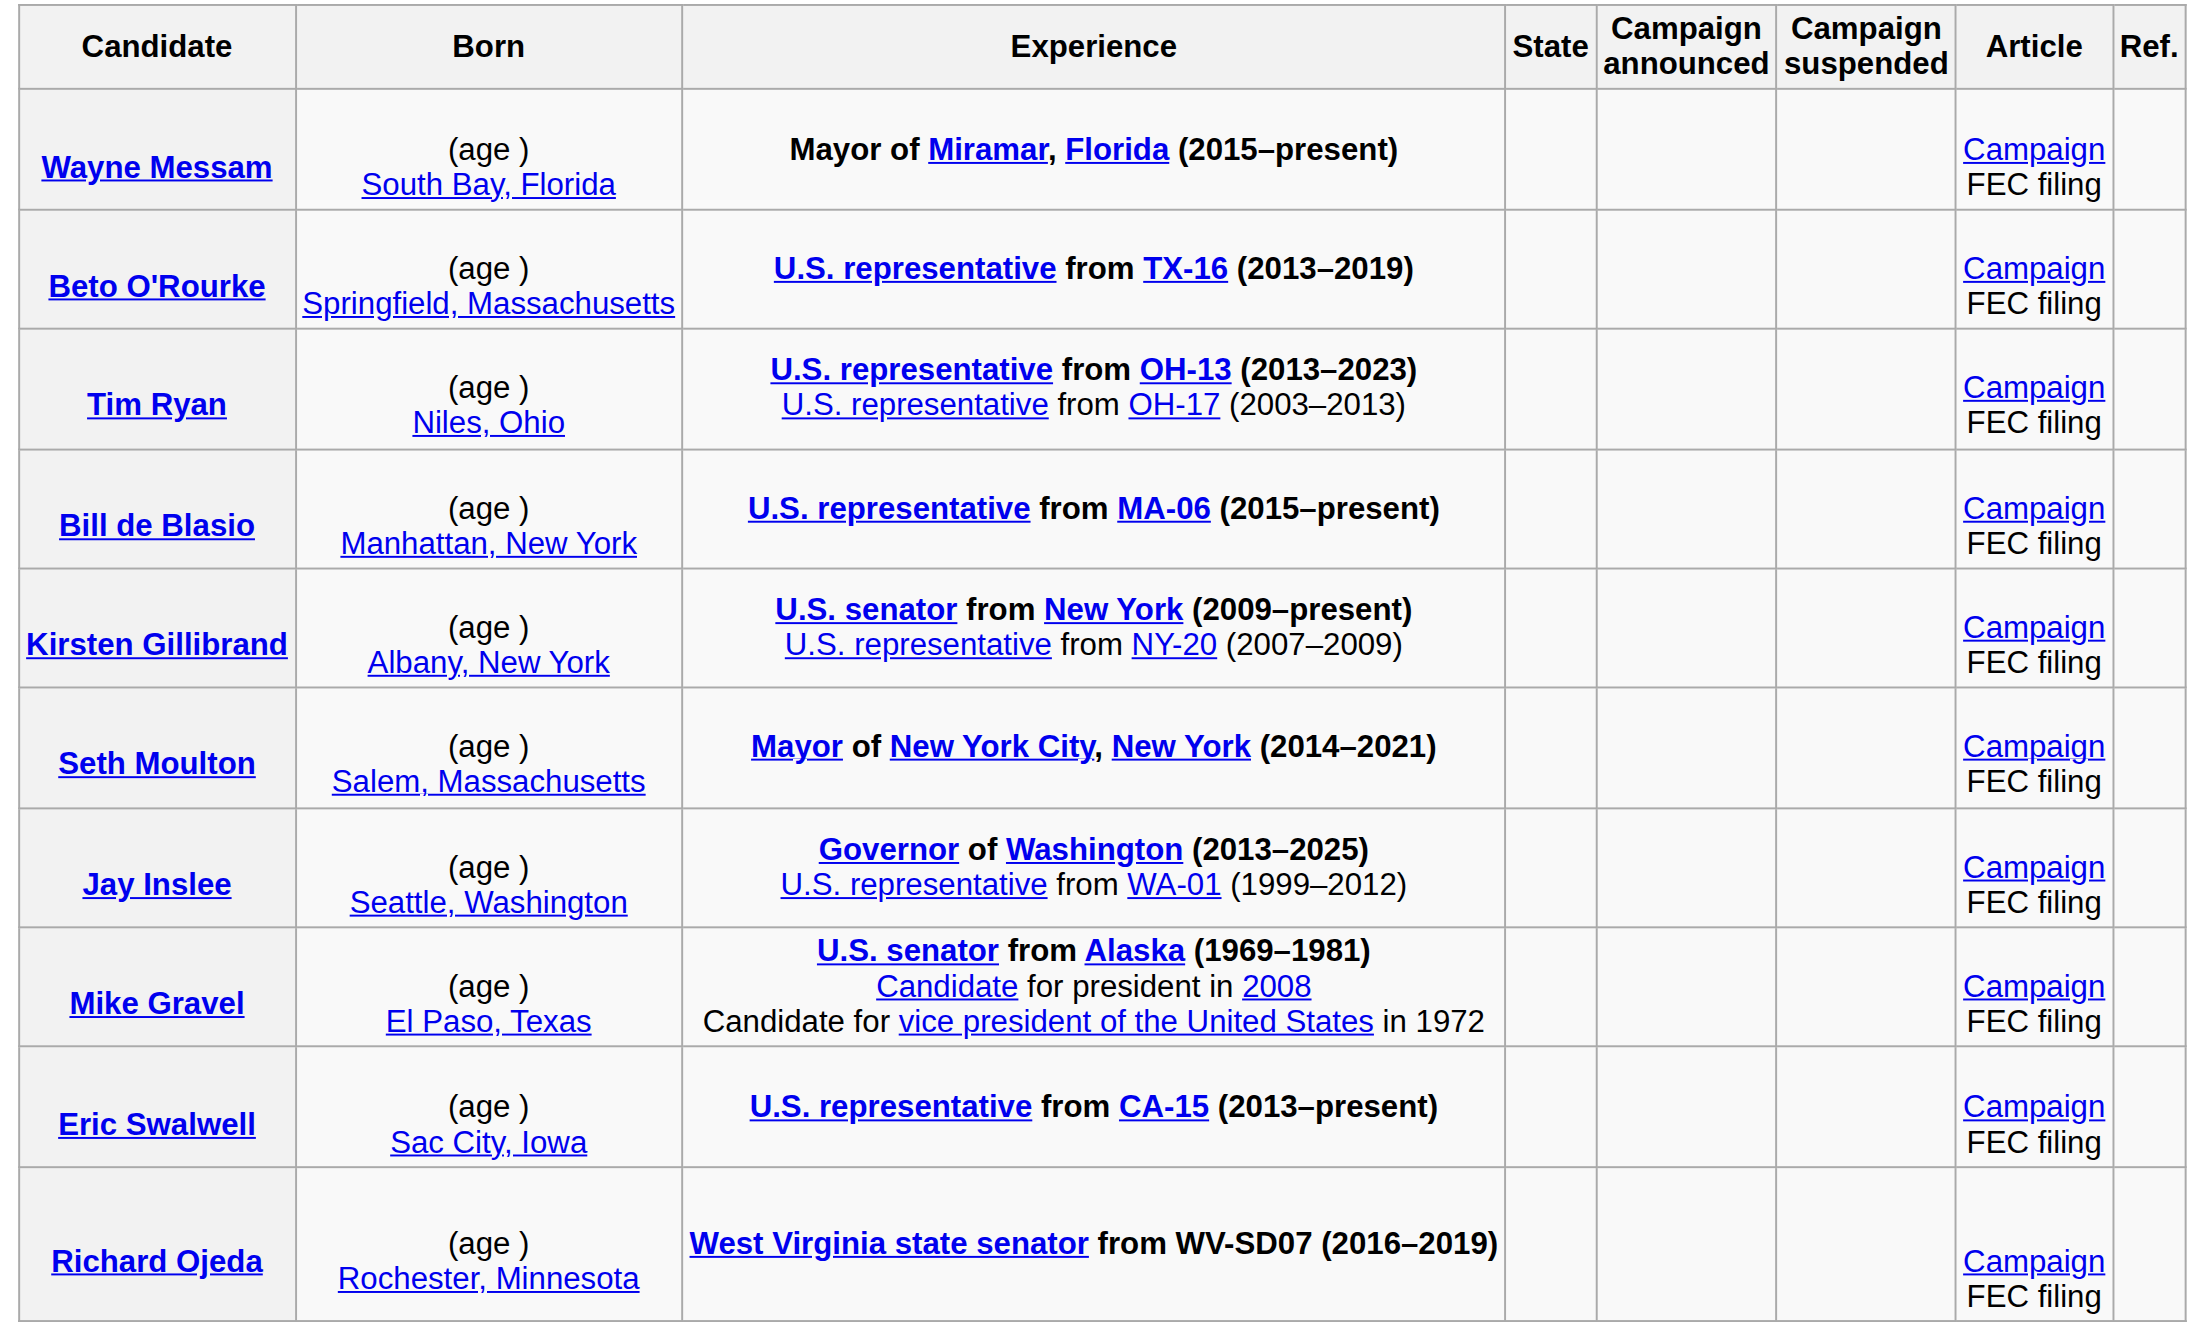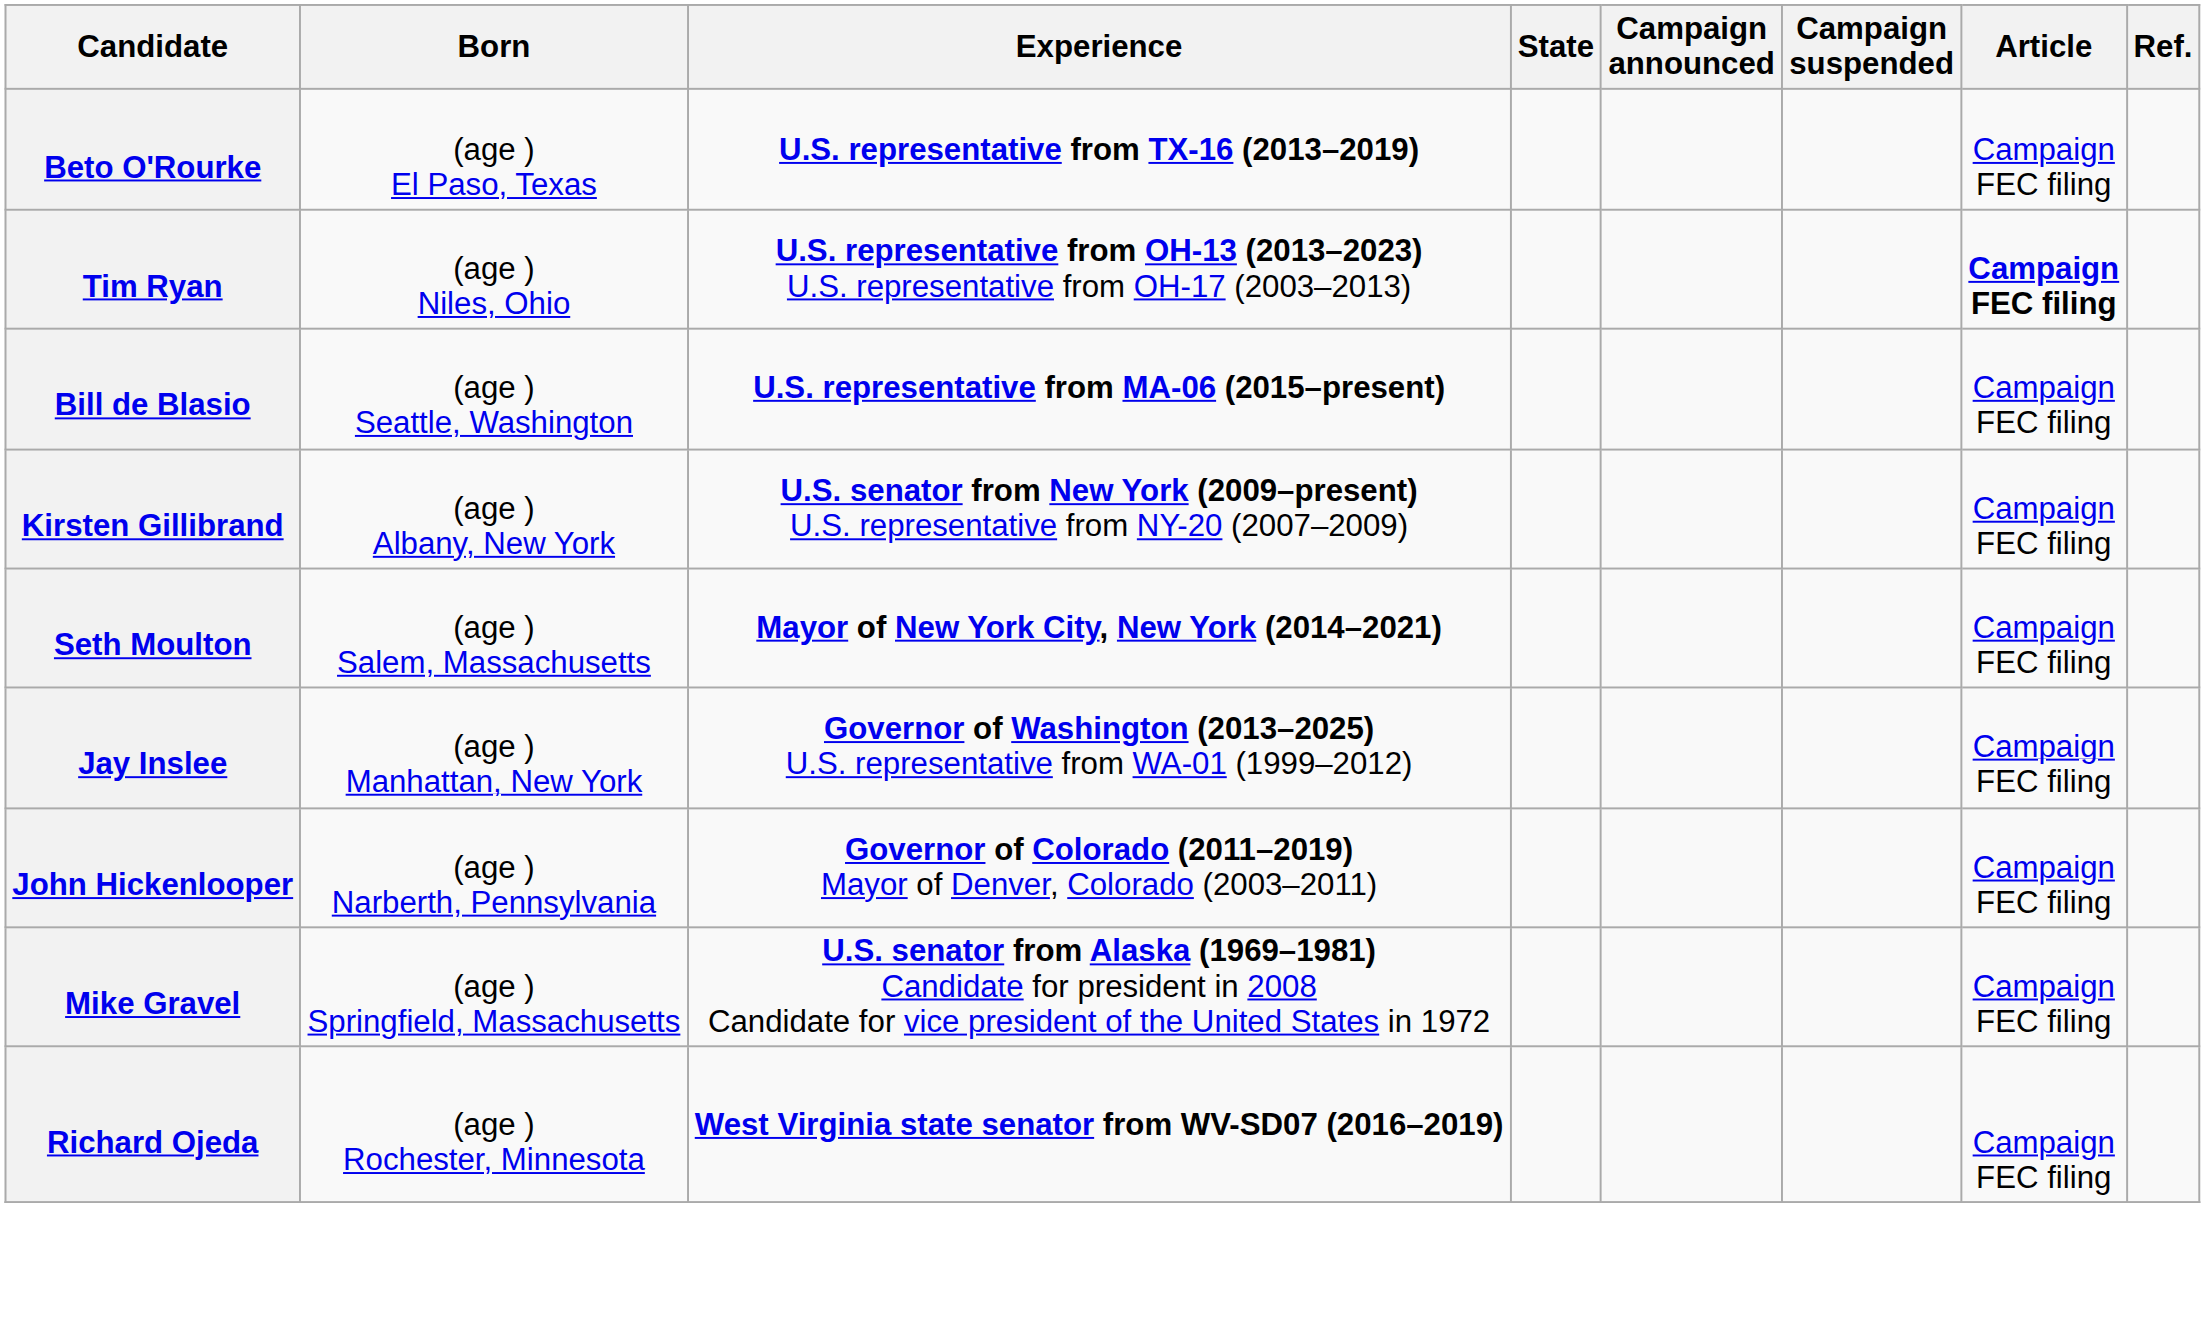- row: (157, 166)
(489, 286) (age ) Springfield, Massachusetts -> (494, 166) (age ) El Paso, Texas
(2034, 405) normal -> (2044, 286) bold
(489, 525) (age ) Manhattan, New York -> (494, 405) (age ) Seattle, Washington
(489, 884) (age ) Seattle, Washington -> (494, 764) (age ) Manhattan, New York
+ row: (153, 884)
(489, 1004) (age ) El Paso, Texas -> (494, 1004) (age ) Springfield, Massachusetts
- row: (157, 1123)
